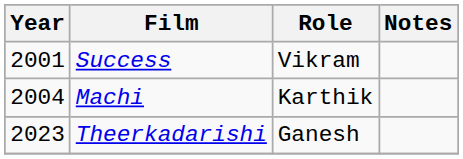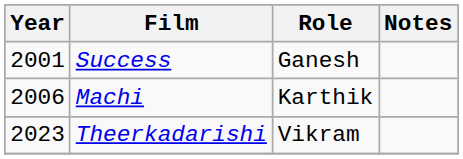(319, 60) Vikram -> (319, 60) Ganesh
(38, 98) 2004 -> (38, 98) 2006
(319, 135) Ganesh -> (319, 135) Vikram
